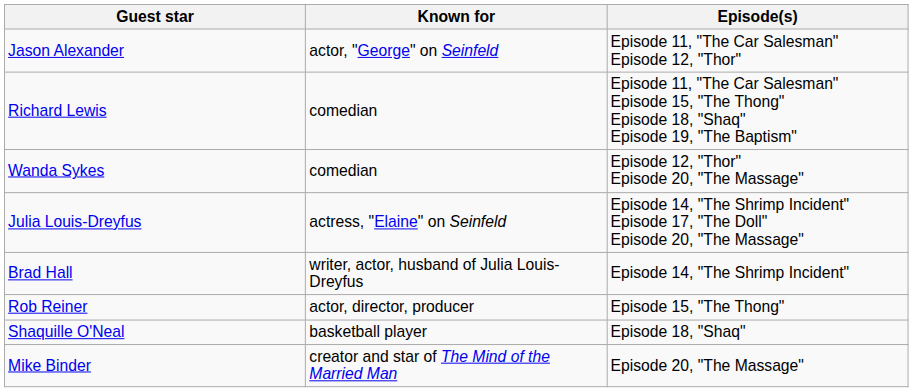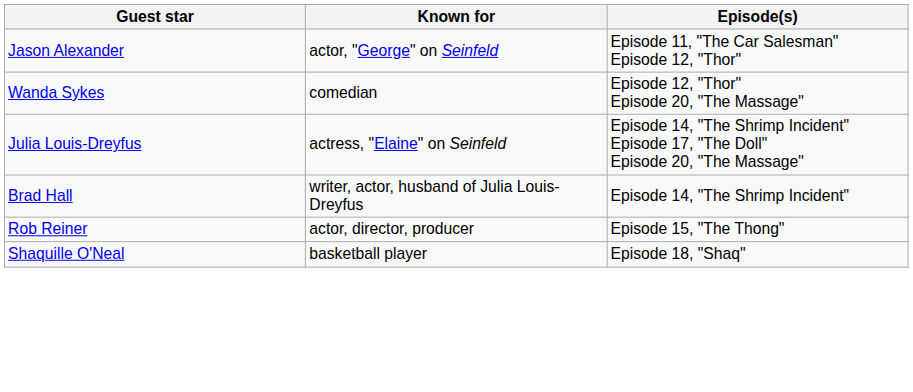- row: (57, 110)
- row: (50, 365)
